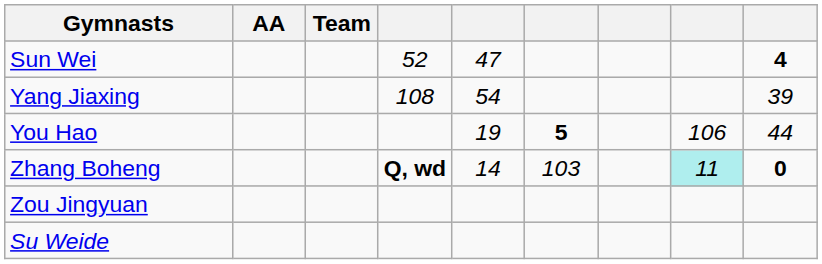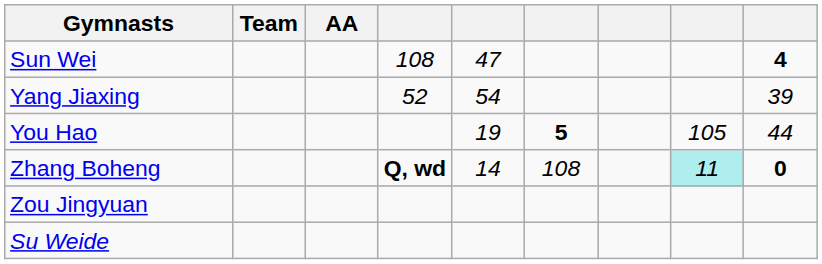columns swapped: (342, 23) <-> (269, 23)
(415, 59) 52 -> (415, 59) 108
(415, 96) 108 -> (415, 96) 52
(707, 132) 106 -> (707, 132) 105
(561, 168) 103 -> (561, 168) 108
